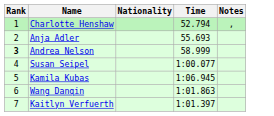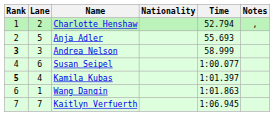+ column: (40, 11)
(16, 78) normal -> (16, 78) bold
(195, 78) 1:06.945 -> (219, 78) 1:01.397
(195, 104) 1:01.397 -> (219, 104) 1:06.945
